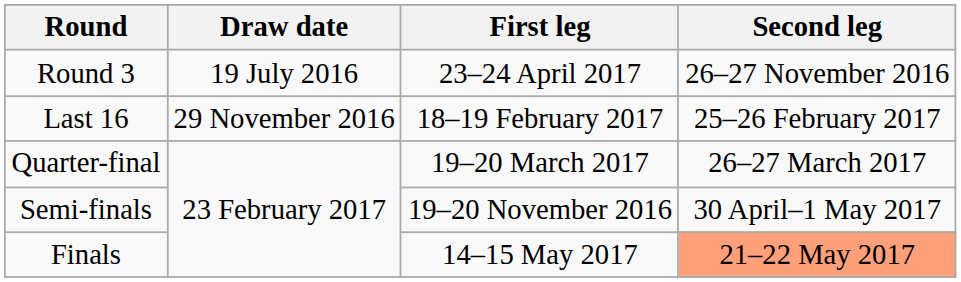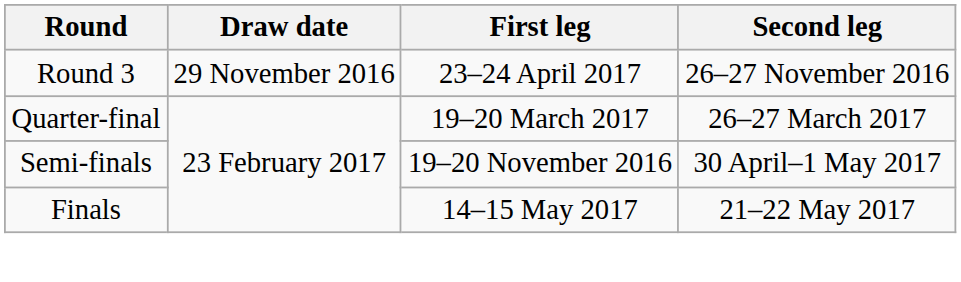(284, 72) 19 July 2016 -> (284, 72) 29 November 2016
- row: (86, 118)
(817, 254) lightsalmon background -> (817, 208) no background
